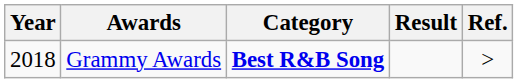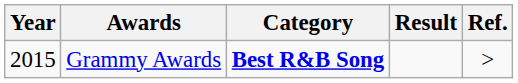(33, 58) 2018 -> (33, 58) 2015
